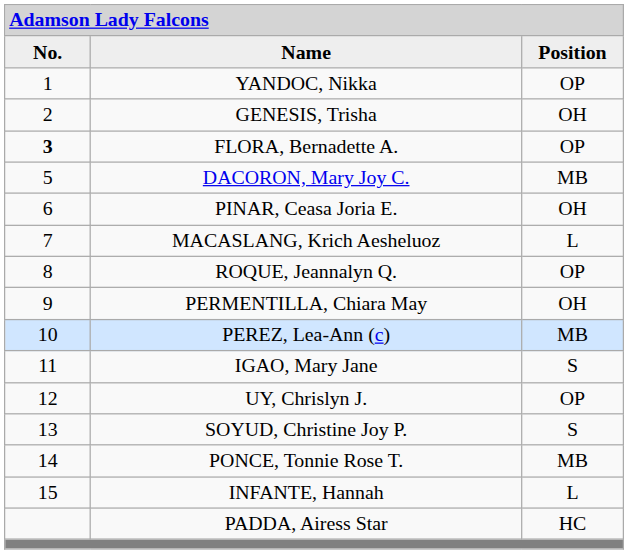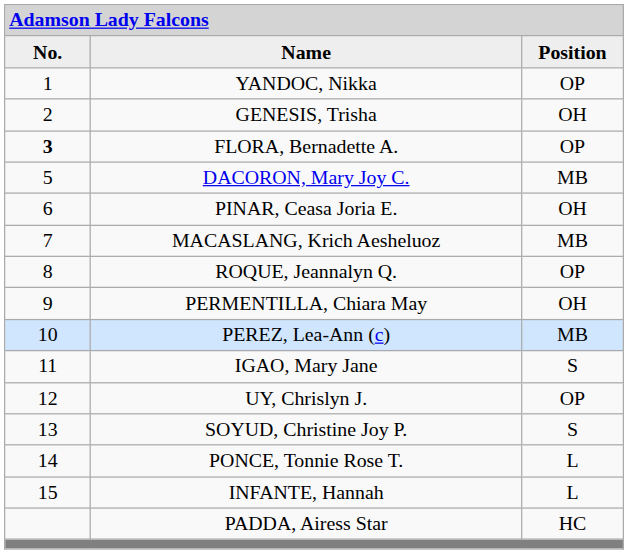(572, 240) L -> (572, 240) MB
(572, 460) MB -> (572, 460) L
